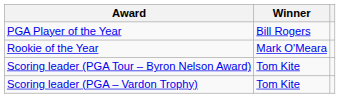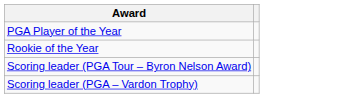- column: (292, 13)
